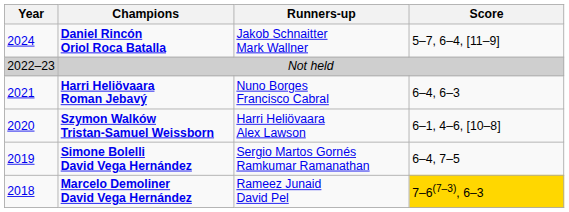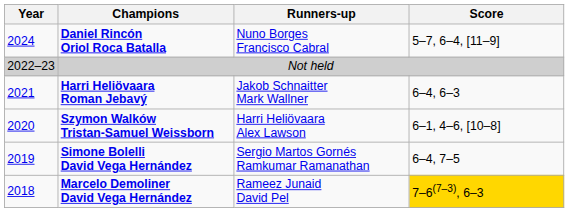(282, 41) Jakob Schnaitter Mark Wallner -> (283, 41) Nuno Borges Francisco Cabral
(283, 93) Nuno Borges Francisco Cabral -> (282, 93) Jakob Schnaitter Mark Wallner
